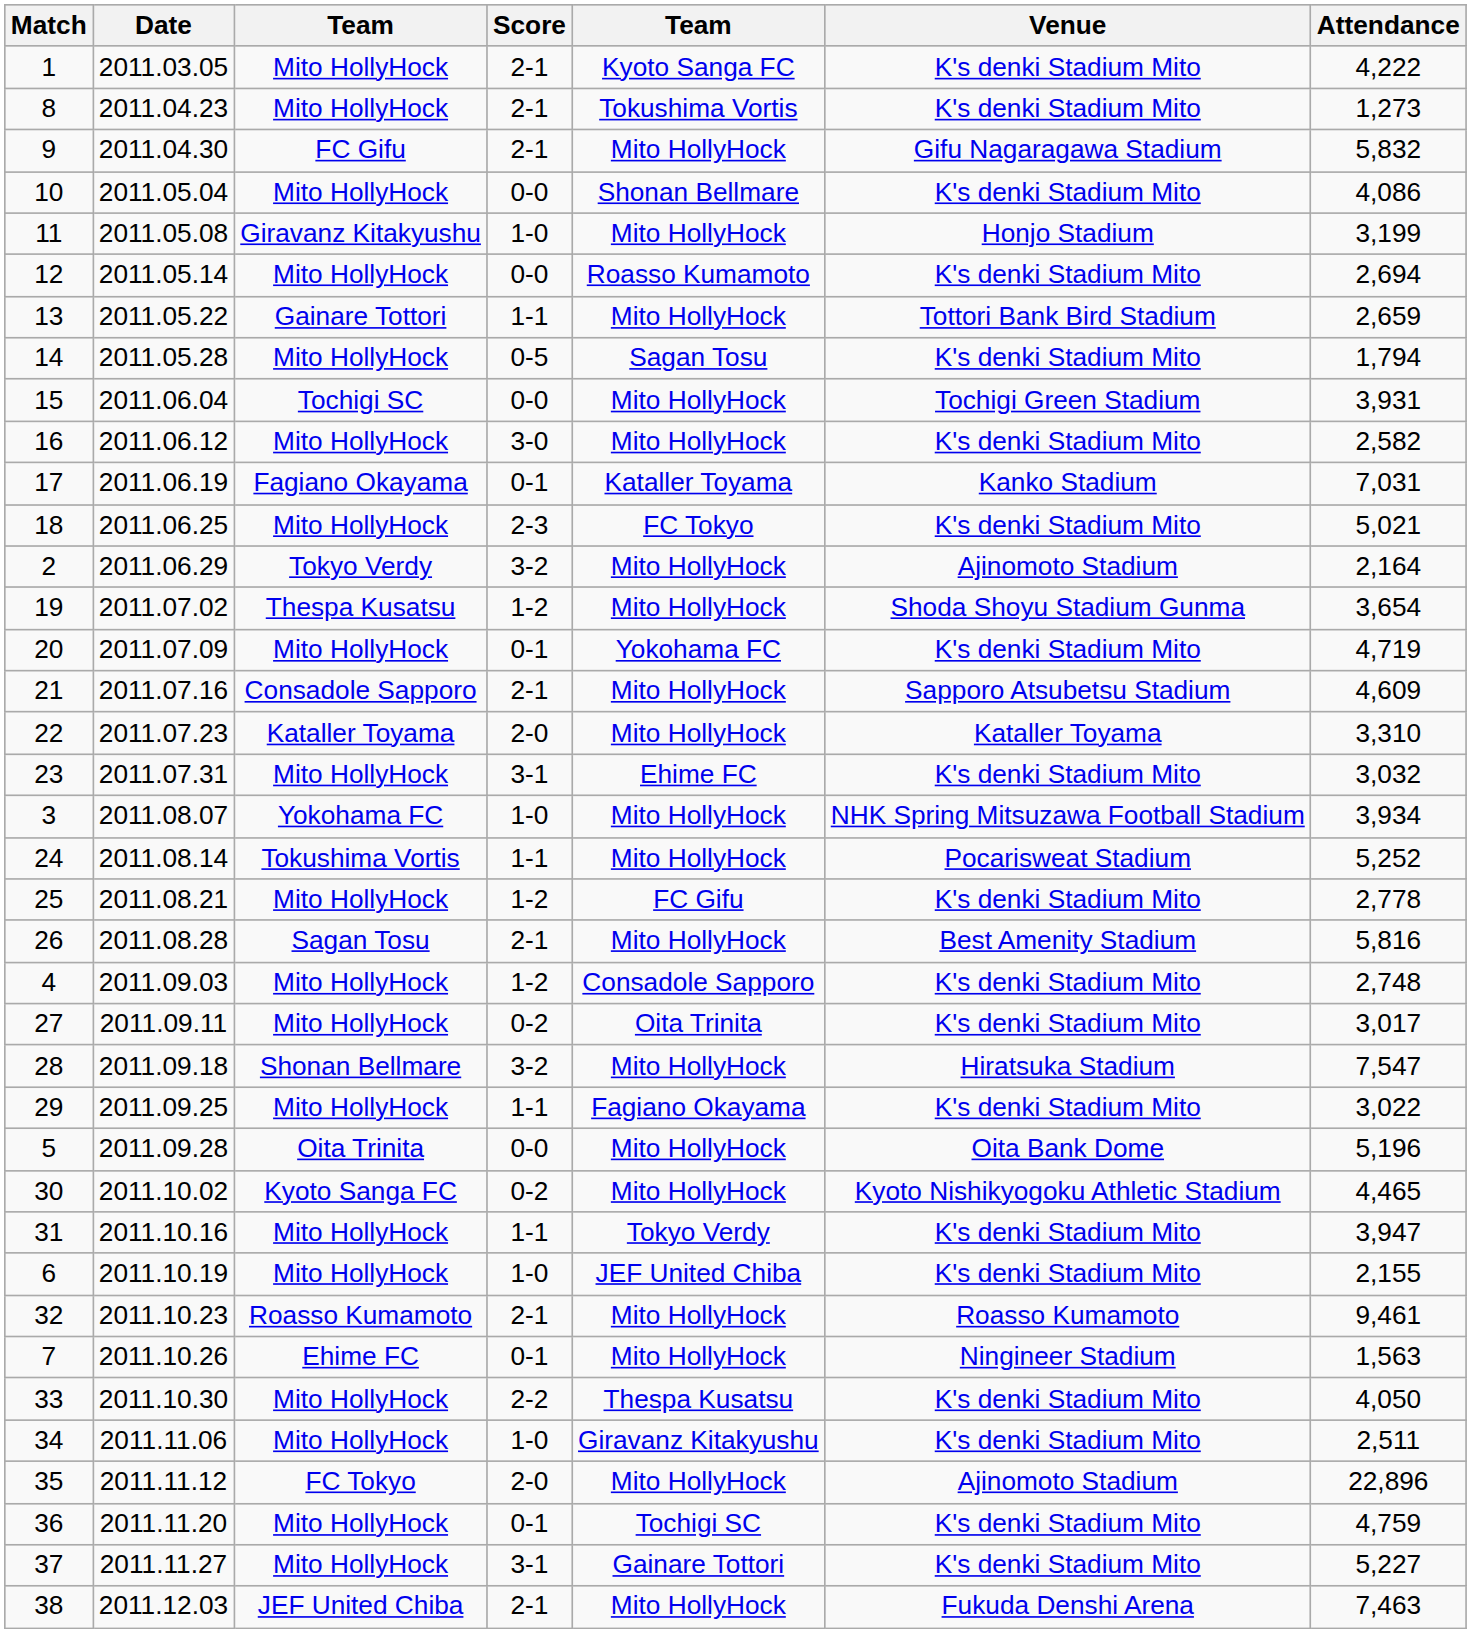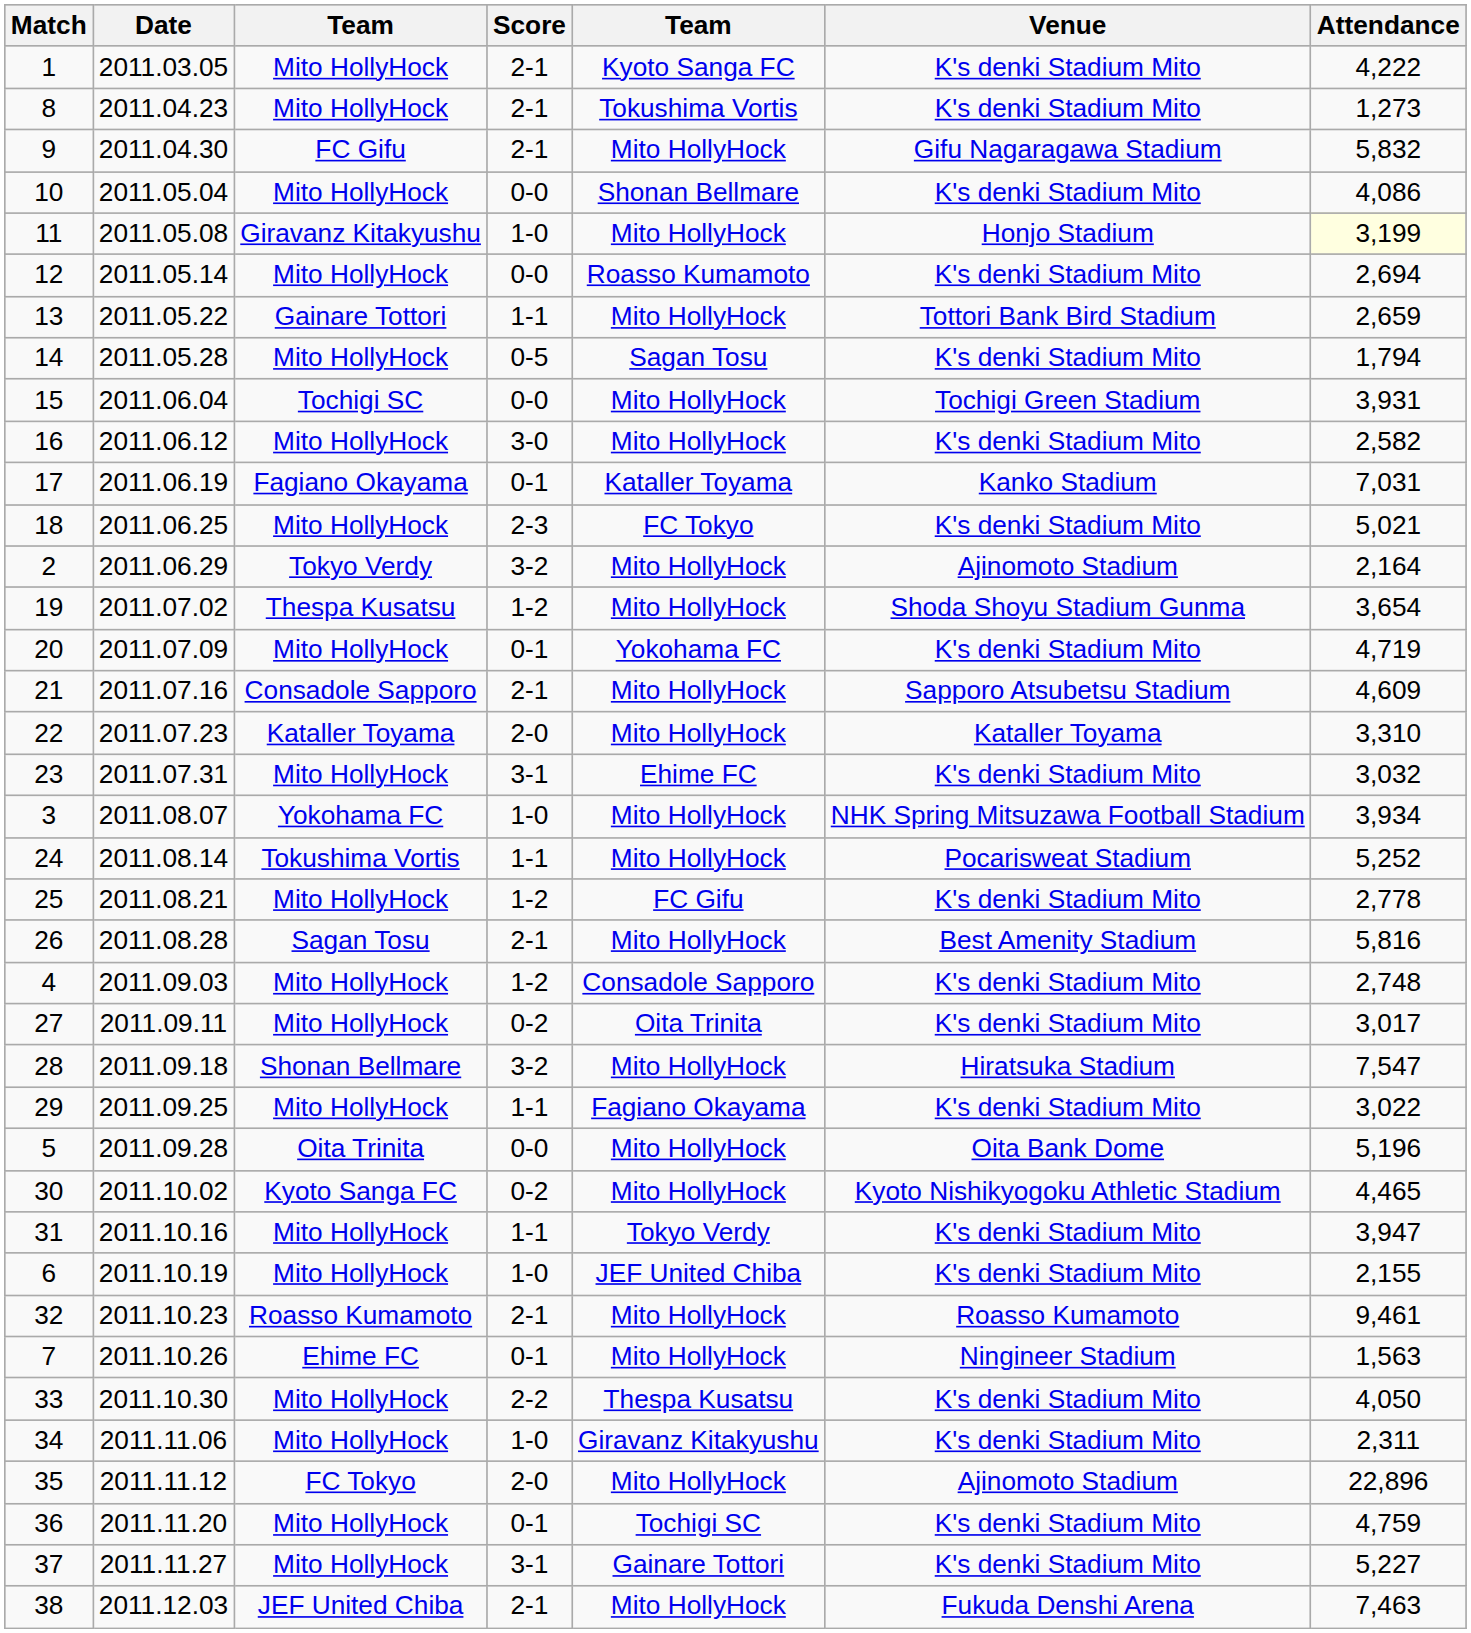(1388, 233) no background -> (1388, 233) lightyellow background
(1388, 1440) 2,511 -> (1388, 1440) 2,311
